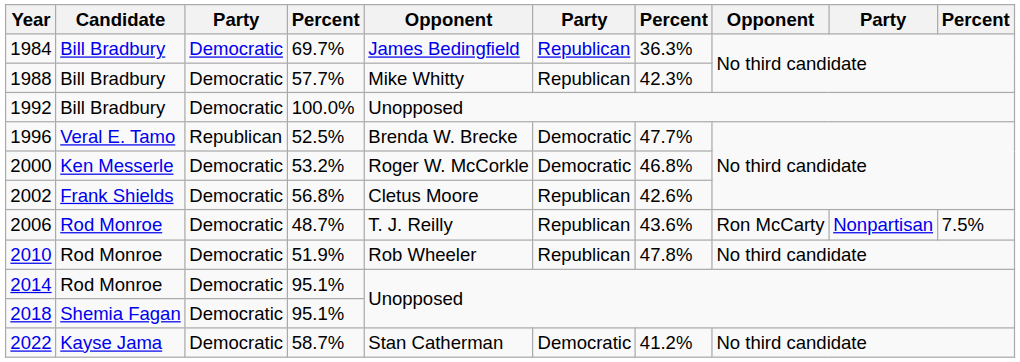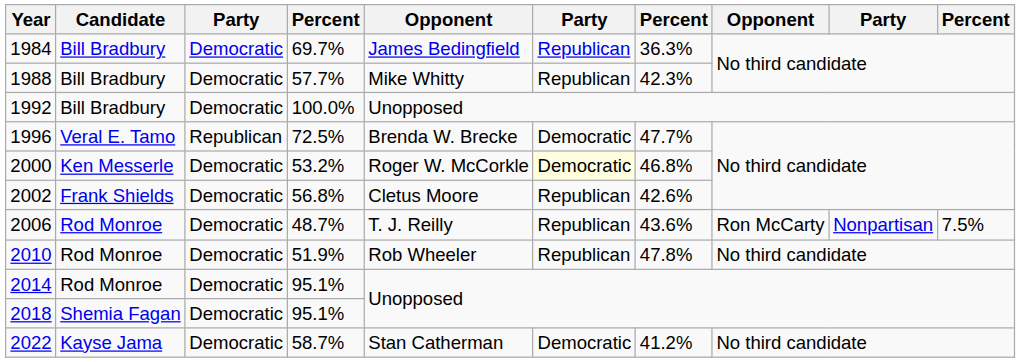(318, 137) 52.5% -> (318, 137) 72.5%
(584, 166) no background -> (584, 166) lightyellow background
